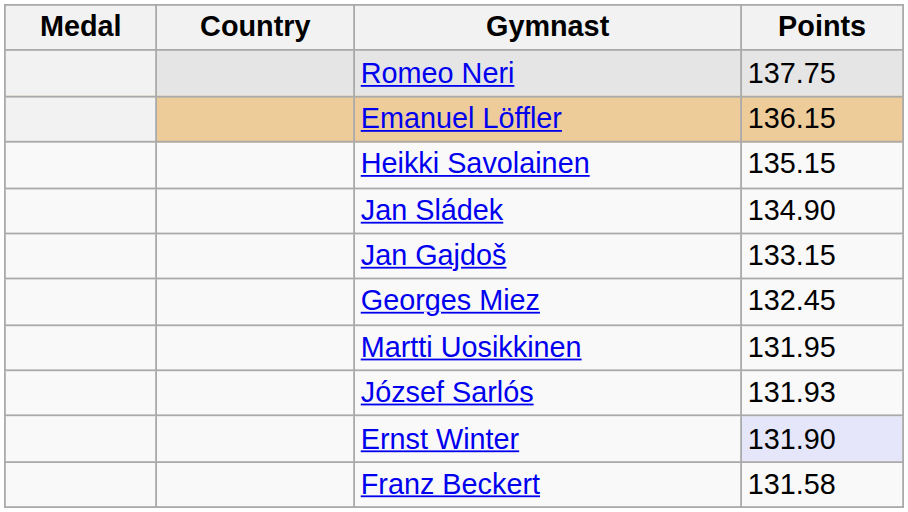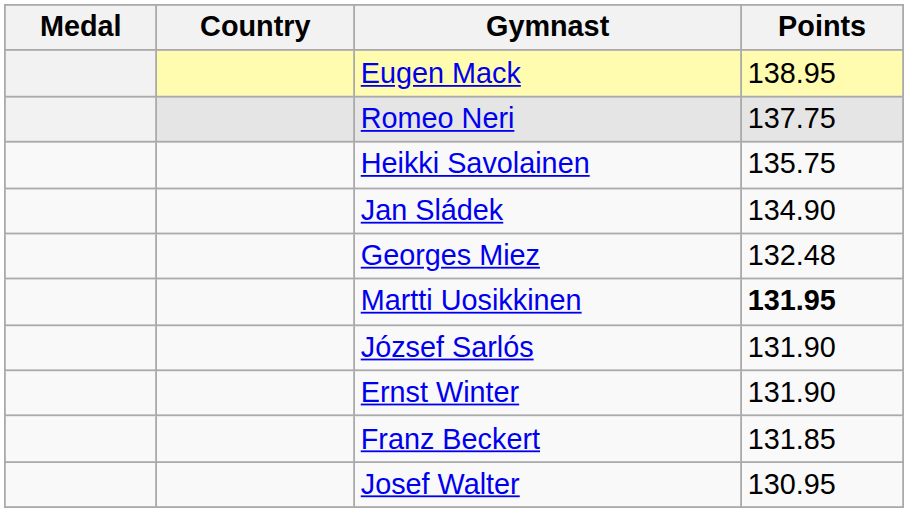+ row: (441, 73)
- row: (461, 118)
(792, 164) 135.15 -> (792, 164) 135.75
- row: (434, 255)
(792, 301) 132.45 -> (792, 255) 132.48
(792, 347) normal -> (792, 301) bold
(792, 392) 131.93 -> (792, 347) 131.90
(792, 438) lavender background -> (792, 392) no background
(792, 484) 131.58 -> (792, 438) 131.85
+ row: (440, 484)
